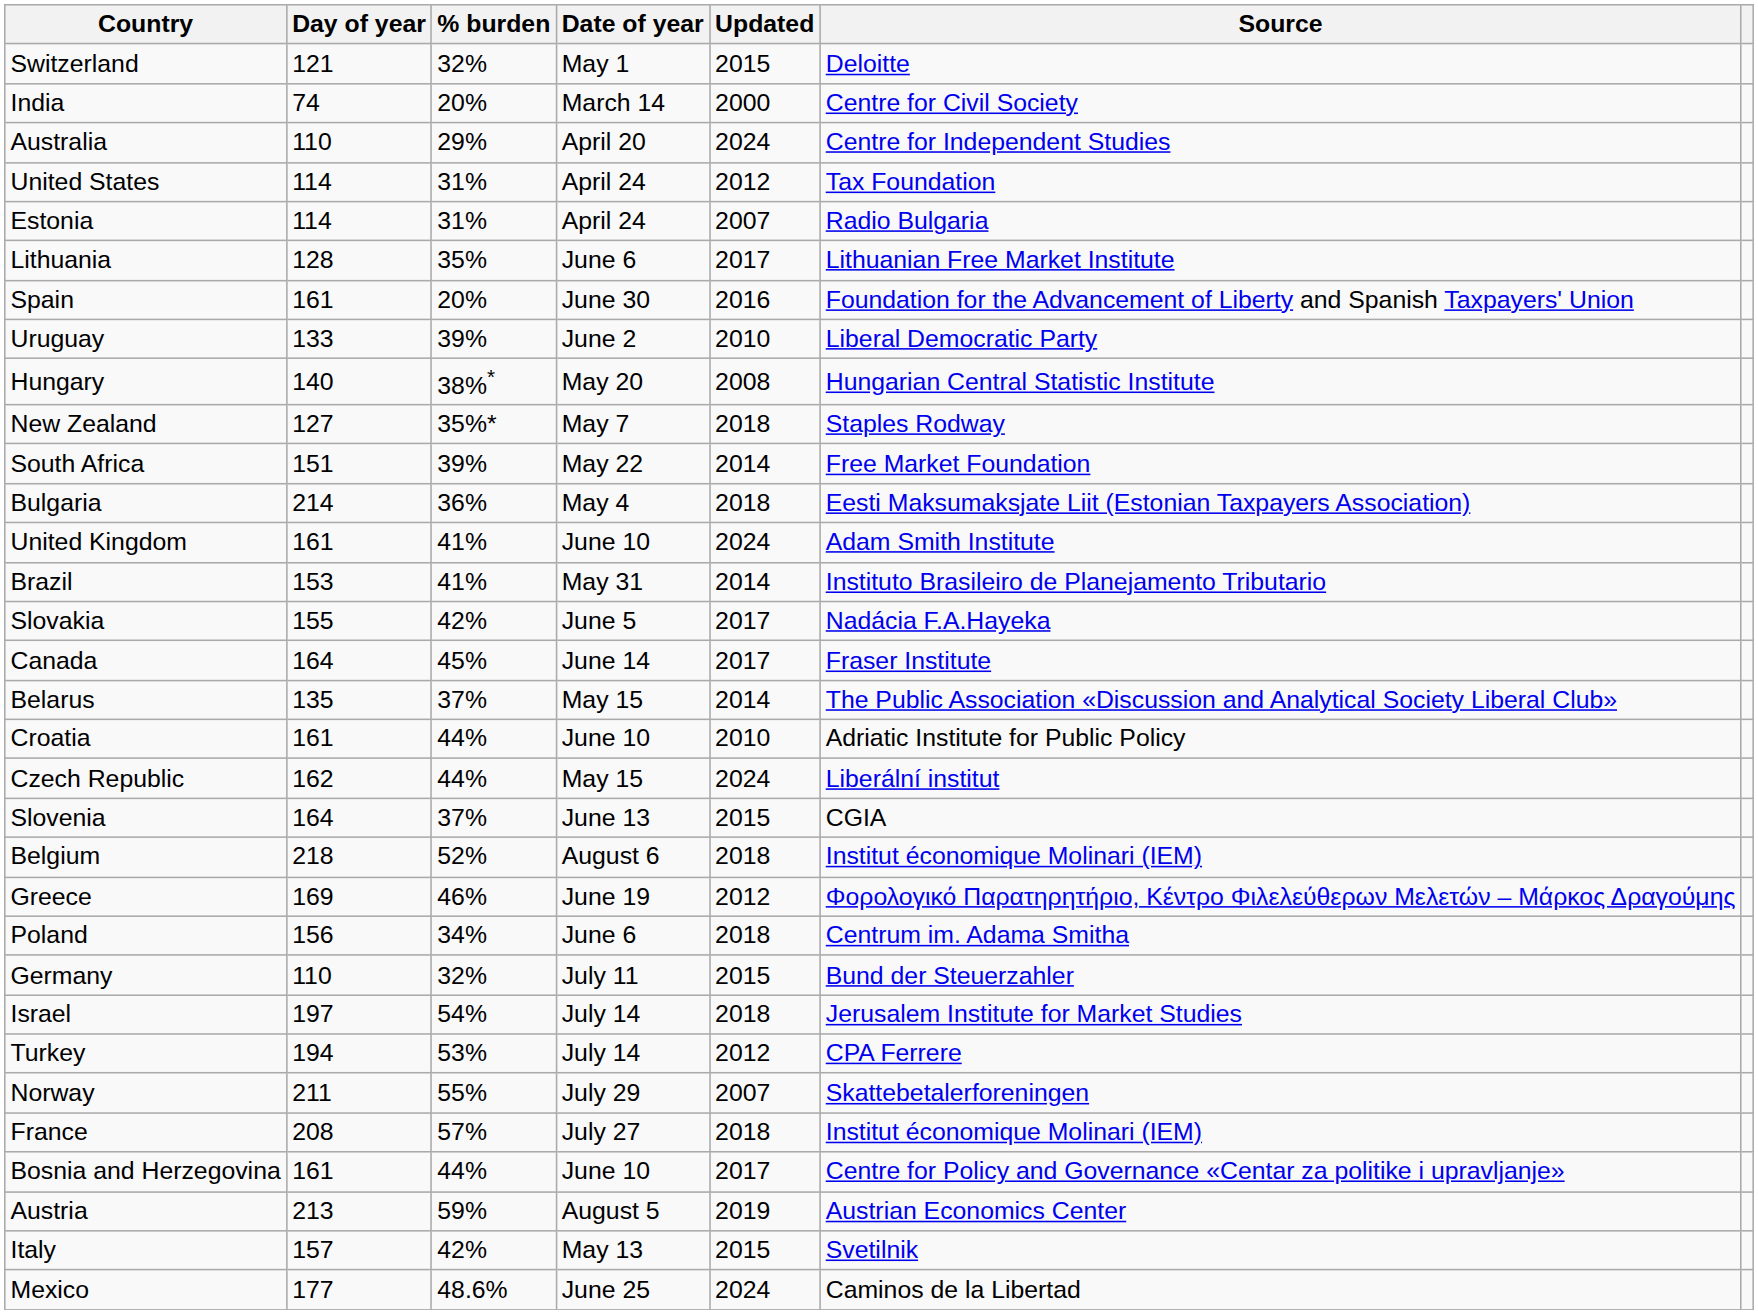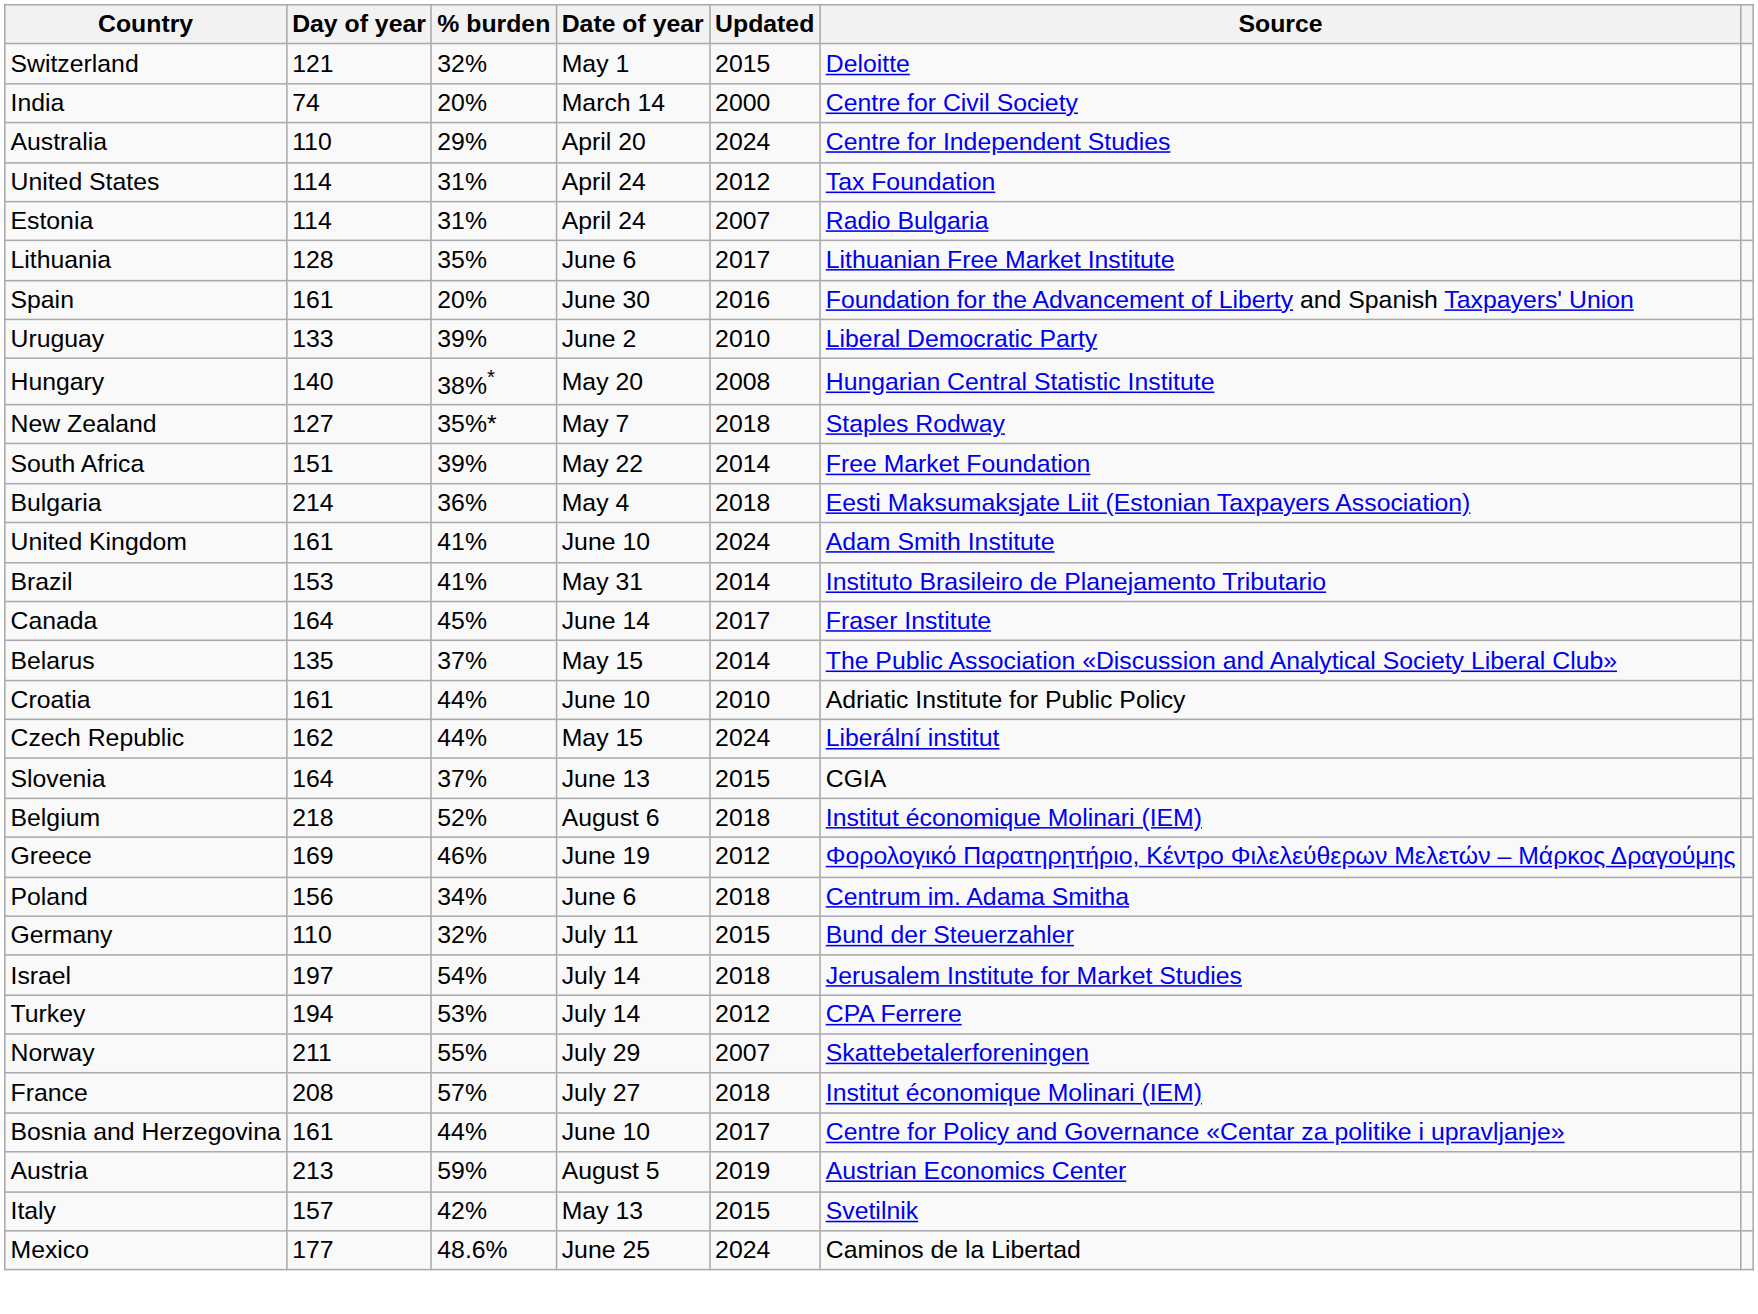- row: (57, 620)
